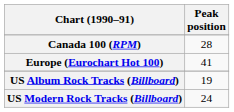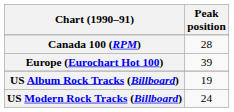(207, 62) 41 -> (207, 62) 39
